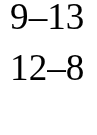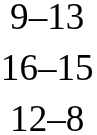+ row: (47, 67)
